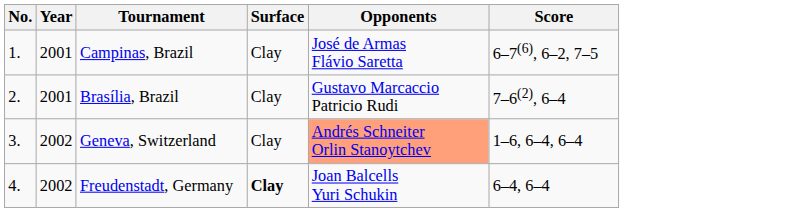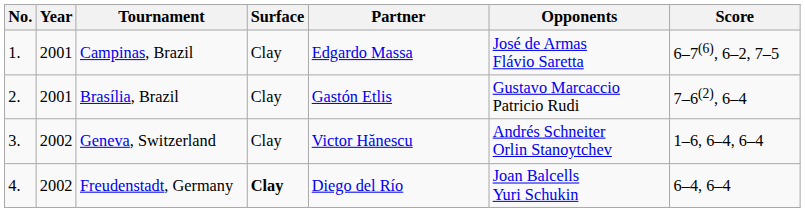+ column: (398, 17)
(371, 140) lightsalmon background -> (552, 140) no background
